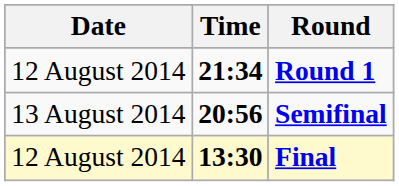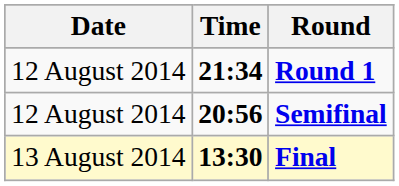(98, 113) 13 August 2014 -> (98, 113) 12 August 2014
(98, 157) 12 August 2014 -> (98, 157) 13 August 2014
